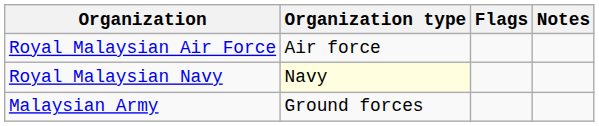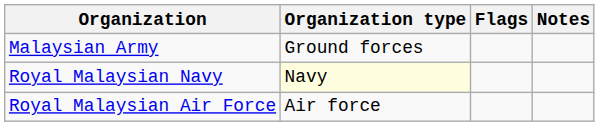rows swapped: (84, 106) <-> (143, 48)
